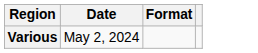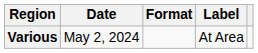+ column: (221, 15)
